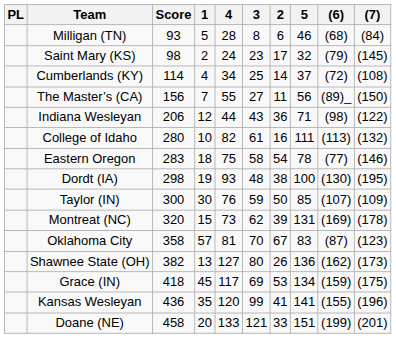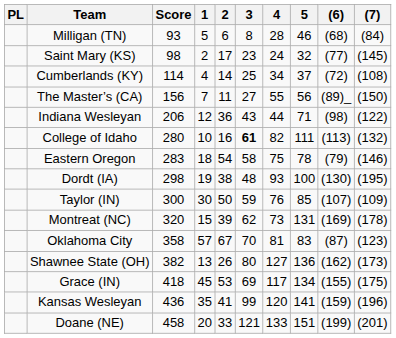columns swapped: (280, 14) <-> (229, 14)
(336, 55) (79) -> (336, 55) (77)
(256, 138) normal -> (249, 138) bold
(336, 158) (77) -> (336, 158) (79)
(336, 281) (159) -> (336, 281) (155)
(336, 302) (155) -> (336, 302) (159)
